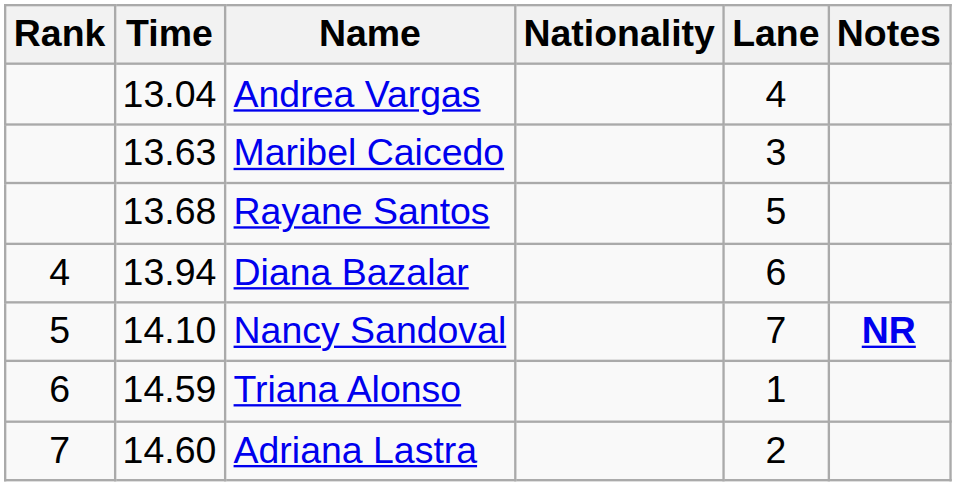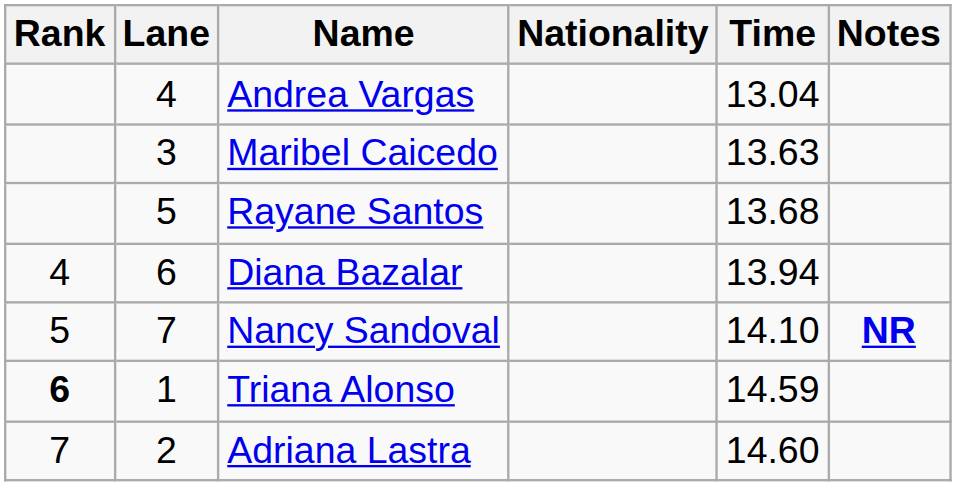columns swapped: (776, 34) <-> (169, 34)
(60, 390) normal -> (60, 390) bold
